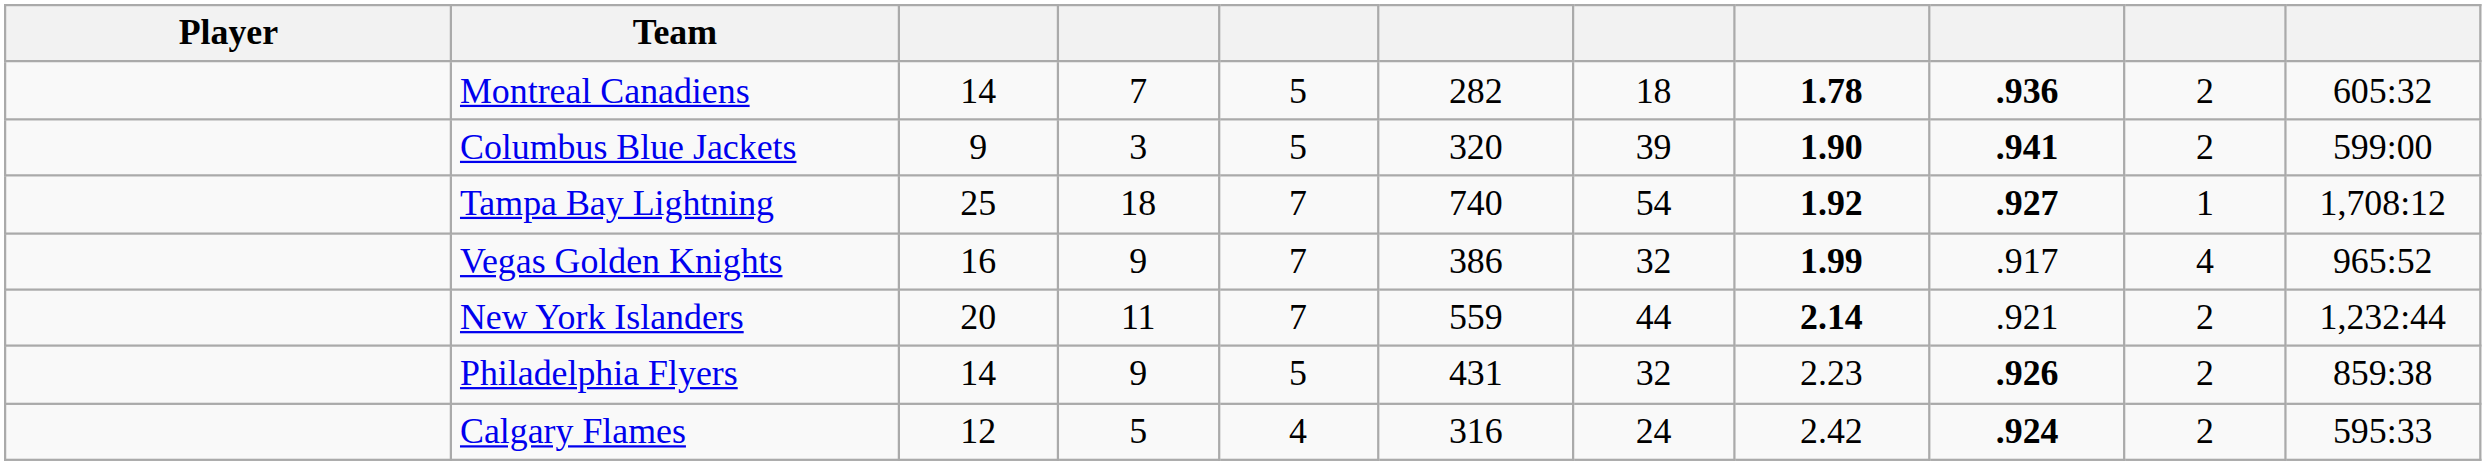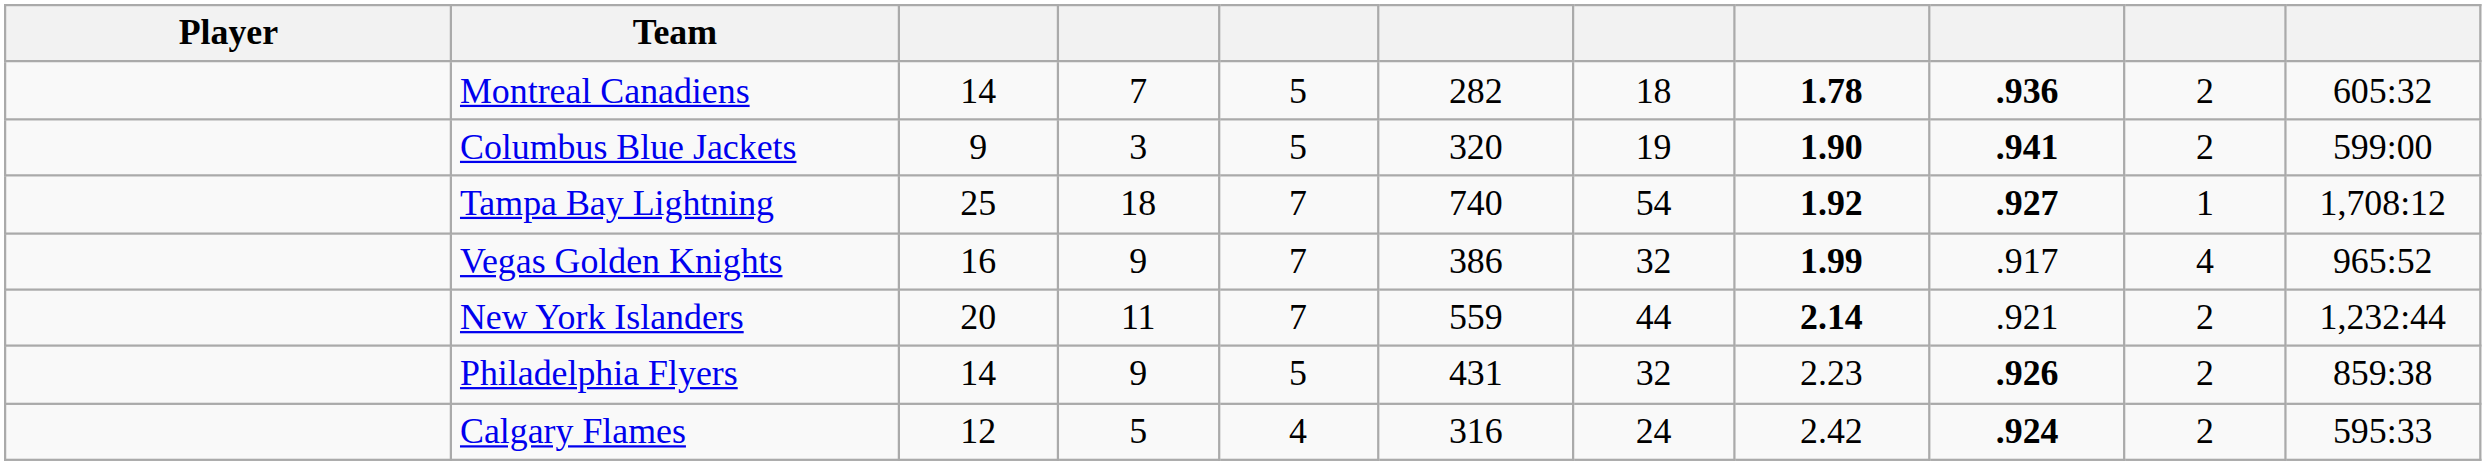(1654, 146) 39 -> (1654, 146) 19
